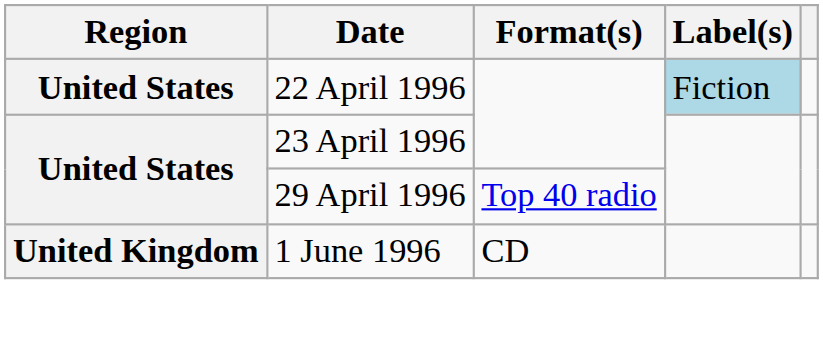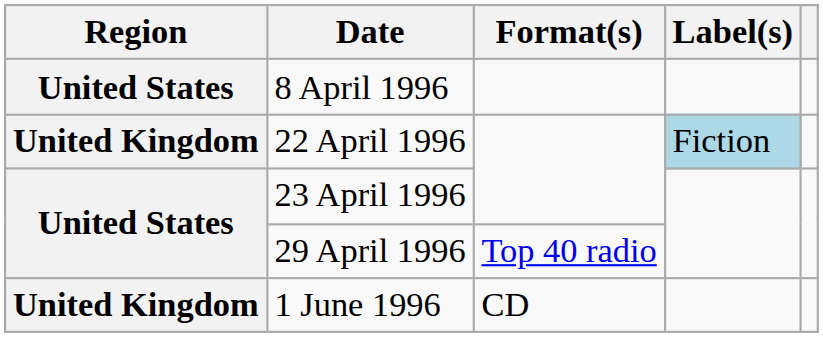+ row: (361, 86)
(136, 86) United States -> (136, 140) United Kingdom
